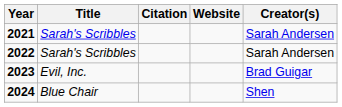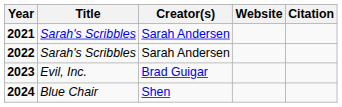columns swapped: (290, 14) <-> (164, 14)
